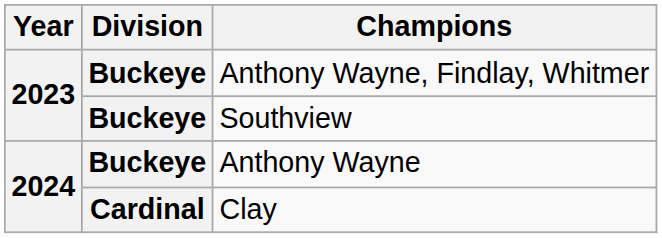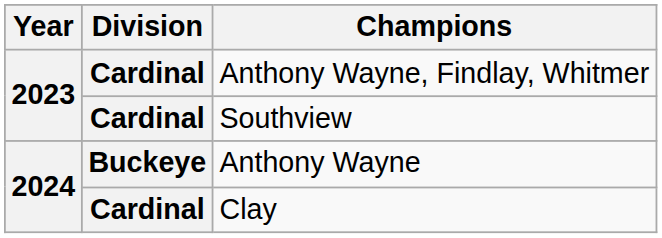(147, 72) Buckeye -> (147, 72) Cardinal
(147, 118) Buckeye -> (147, 118) Cardinal
